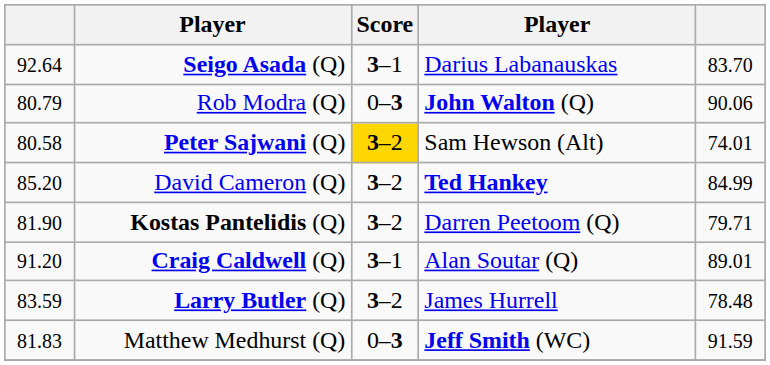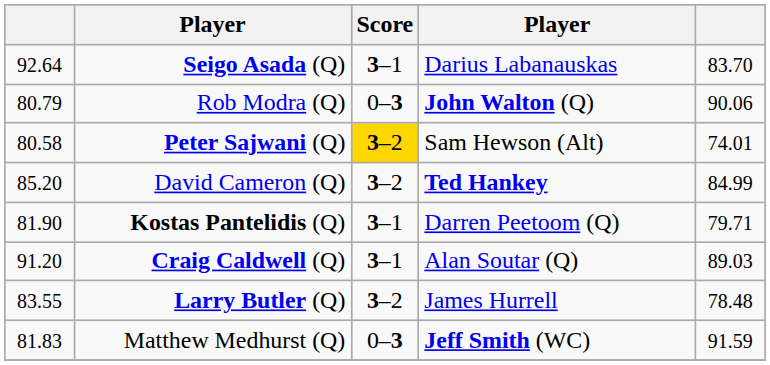(385, 221) 3–2 -> (385, 221) 3–1
(730, 262) 89.01 -> (730, 262) 89.03
(39, 302) 83.59 -> (39, 302) 83.55
